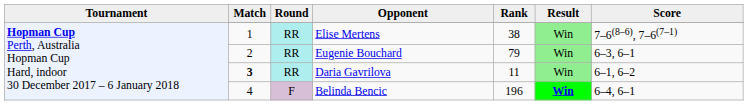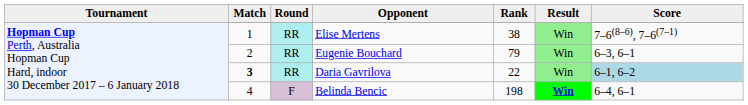(514, 72) 11 -> (514, 72) 22
(615, 72) no background -> (615, 72) lightblue background
(514, 91) 196 -> (514, 91) 198
